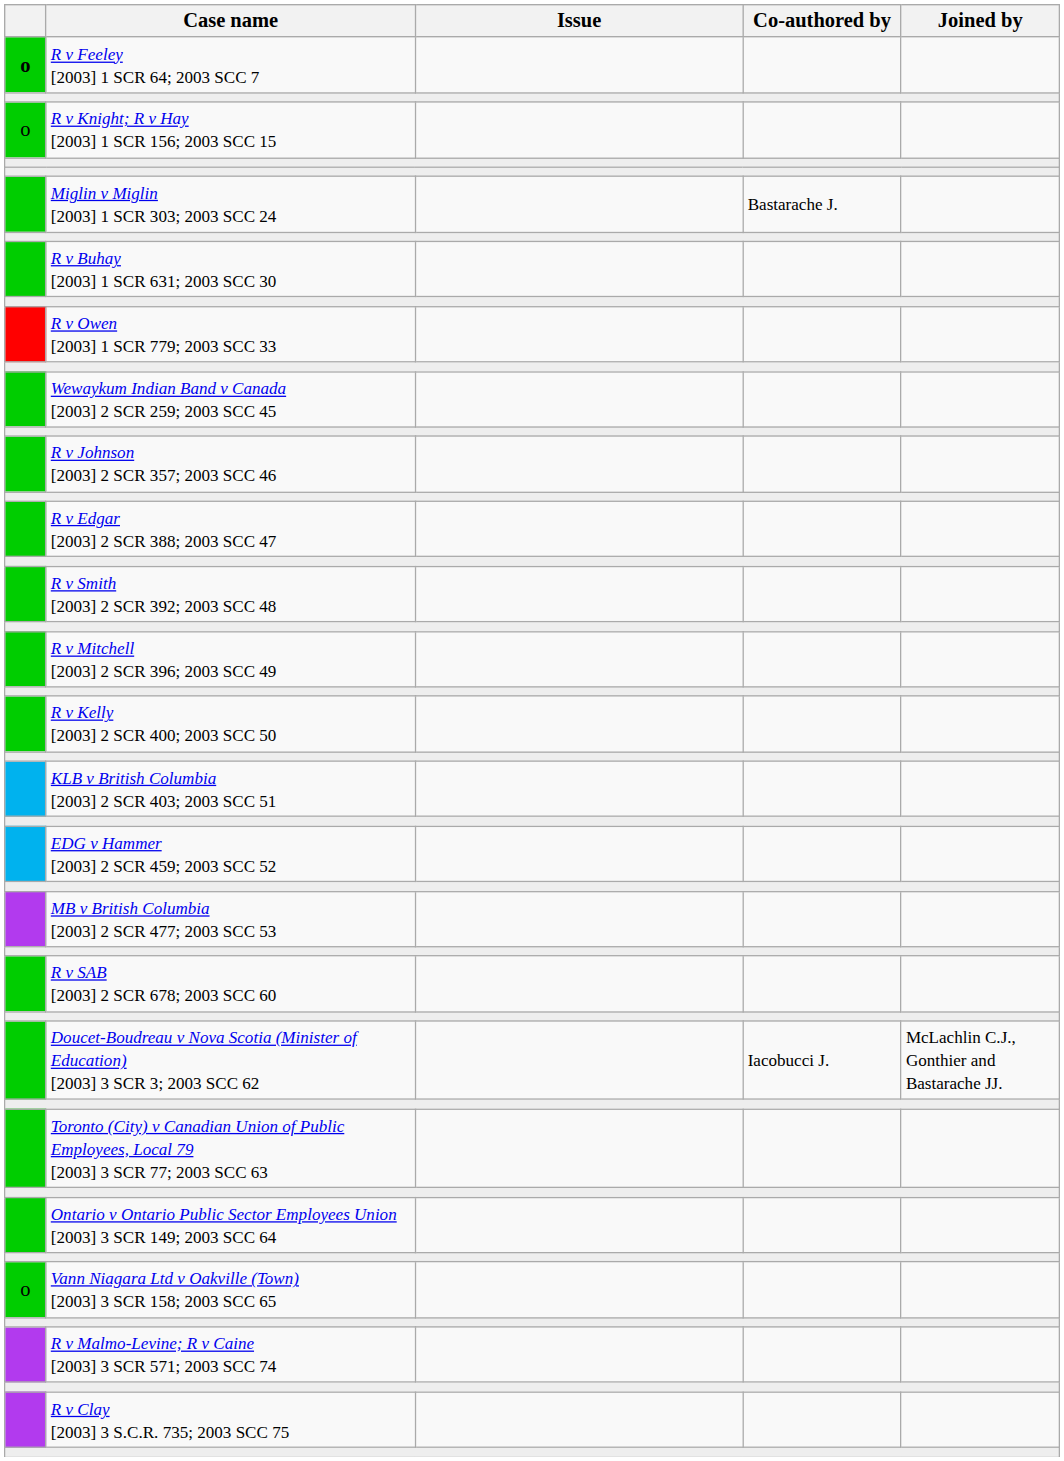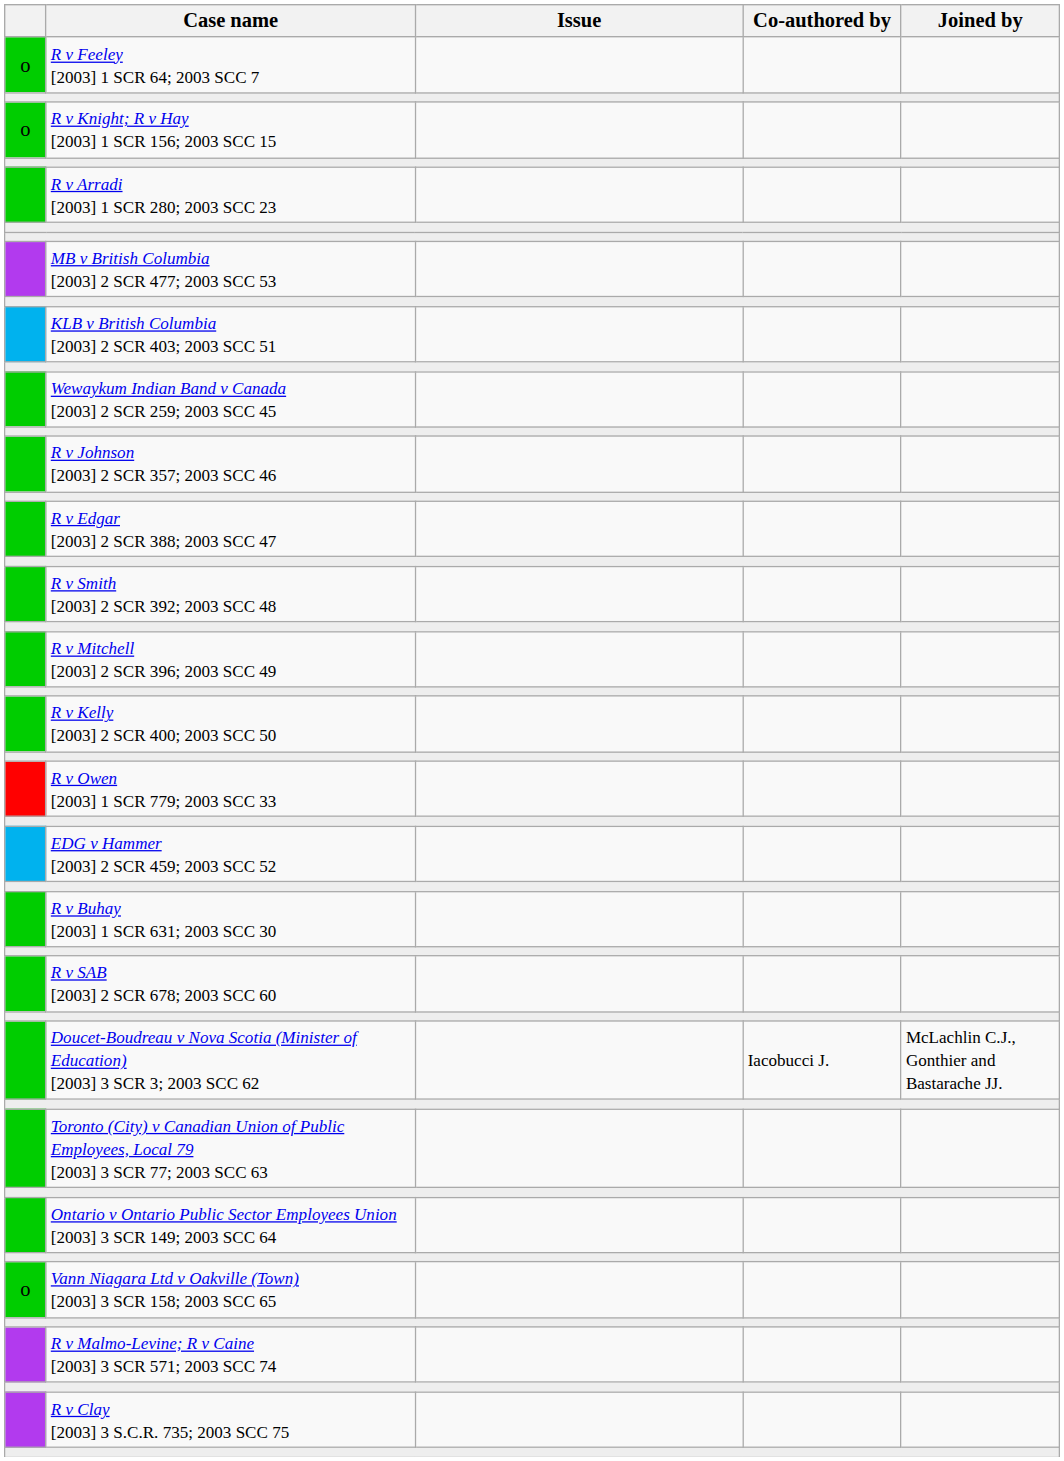(25, 64) bold -> (25, 64) normal
+ row: (164, 195)
- row: (164, 205)
rows swapped: (164, 270) <-> (164, 919)
rows swapped: (164, 335) <-> (164, 790)
